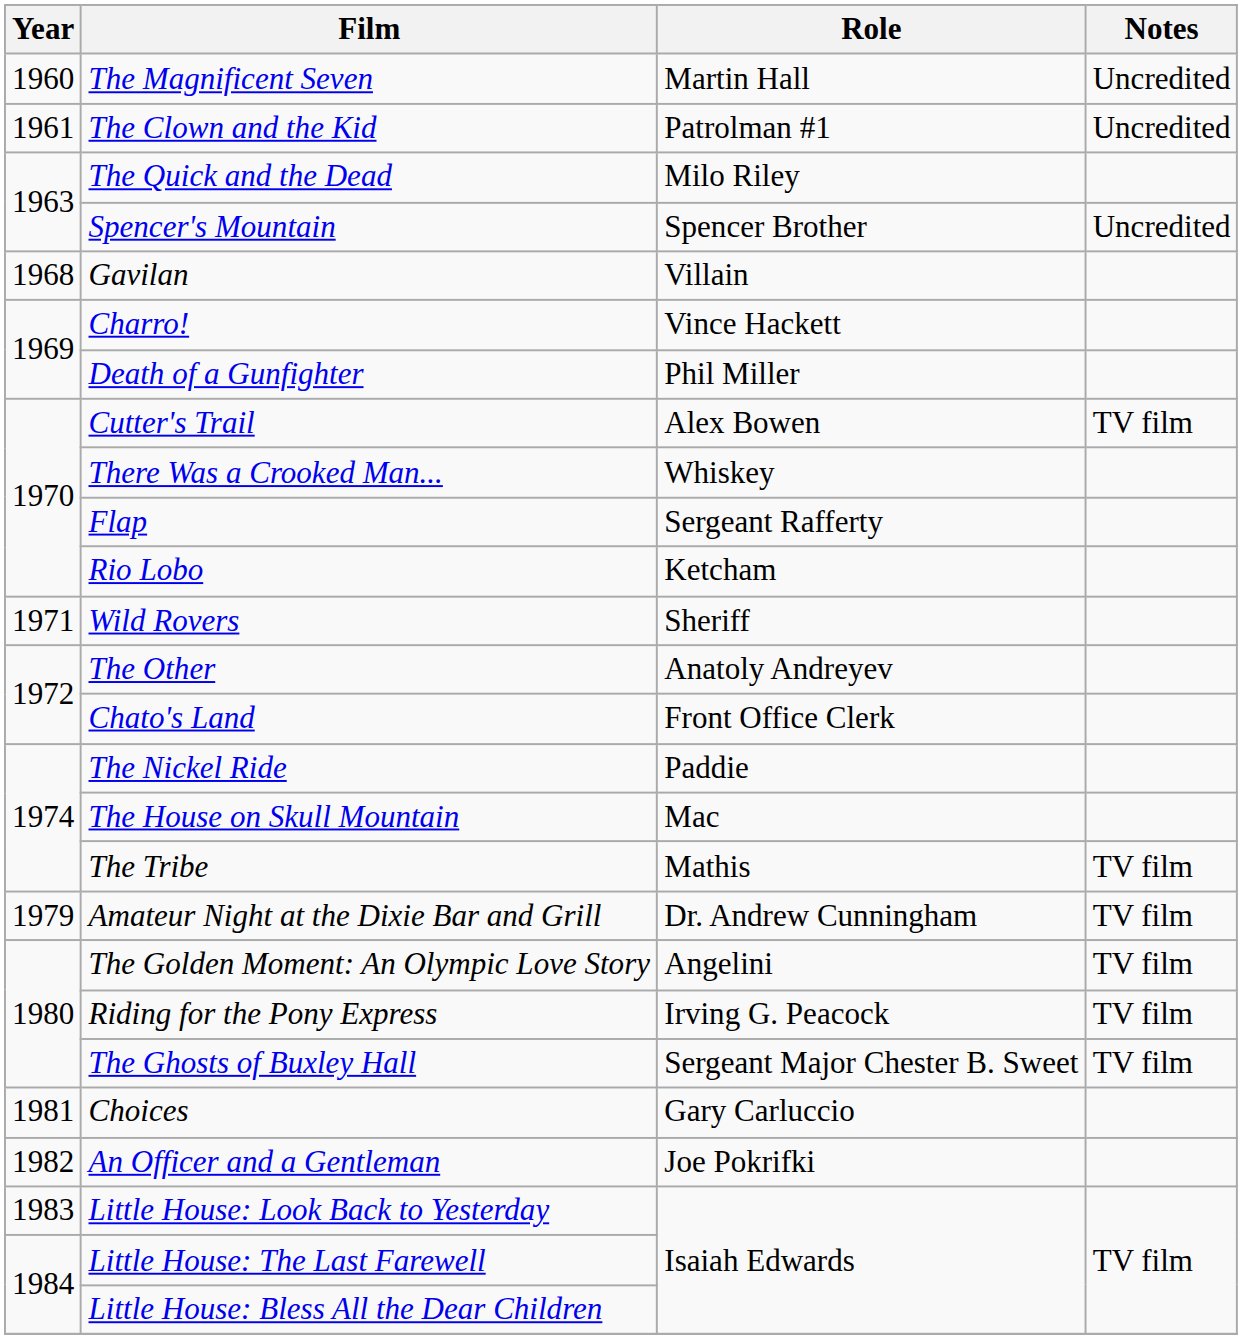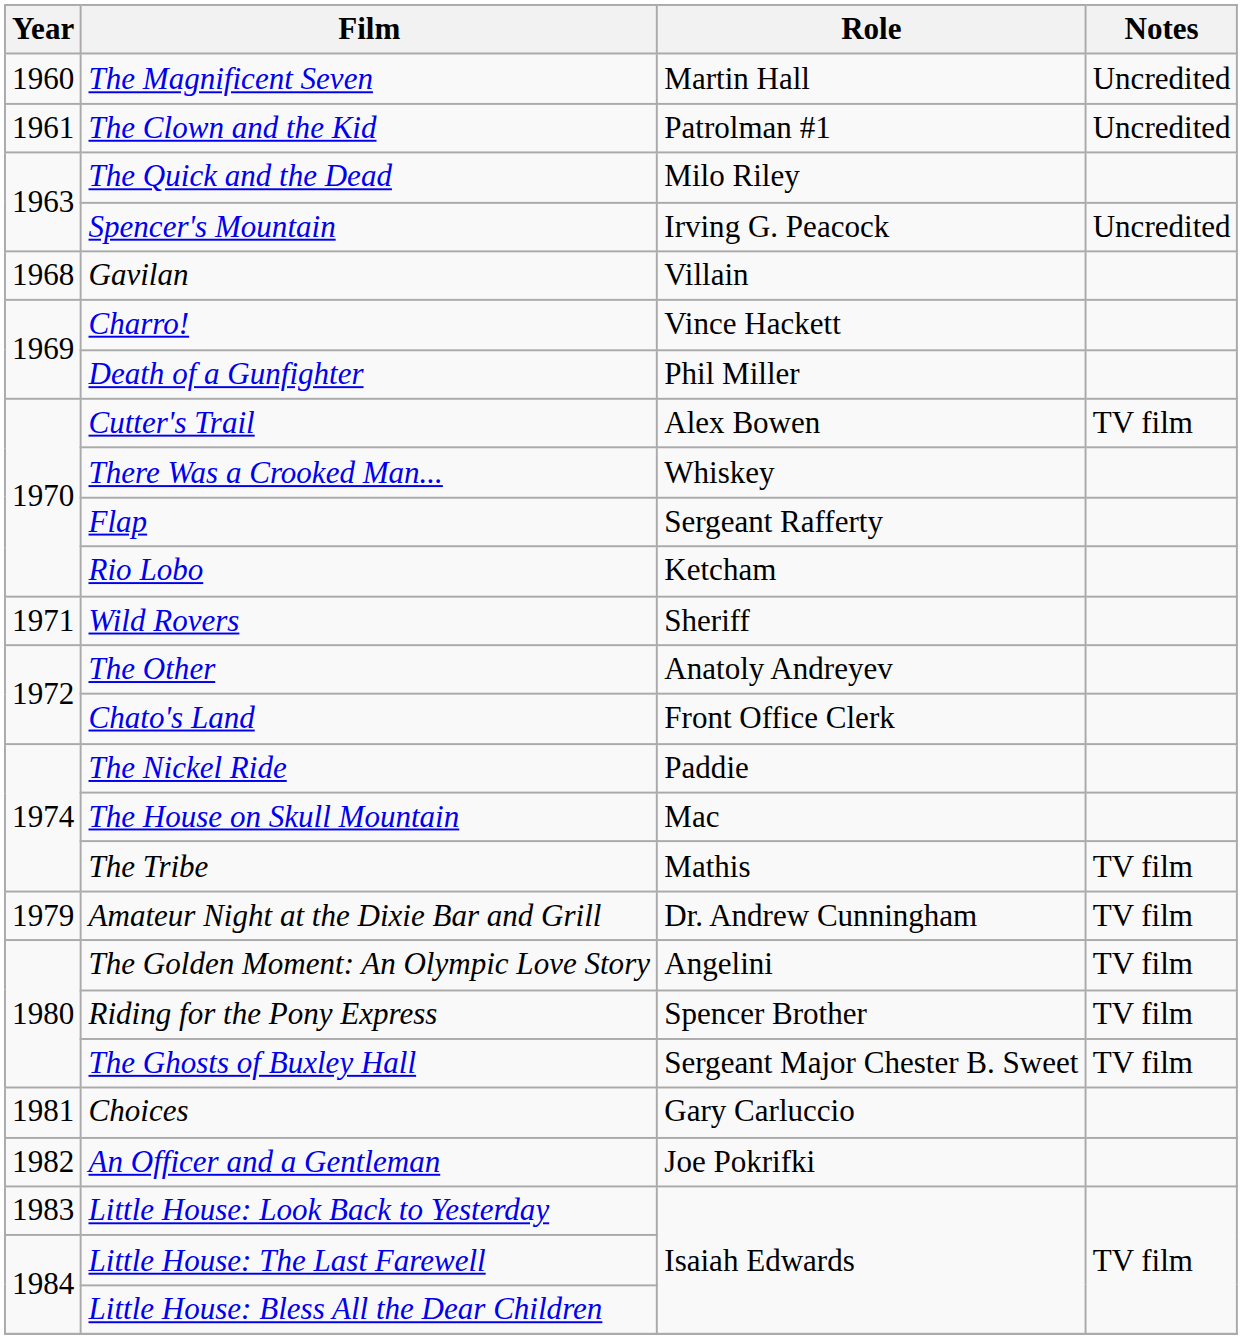(766, 226) Spencer Brother -> (777, 226) Irving G. Peacock
(777, 1013) Irving G. Peacock -> (766, 1013) Spencer Brother
